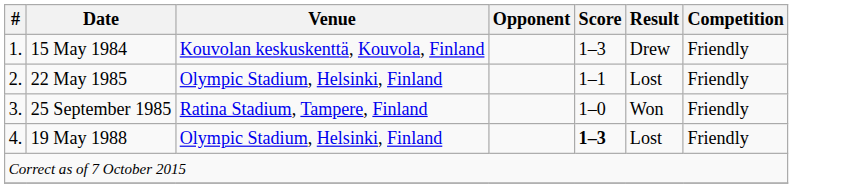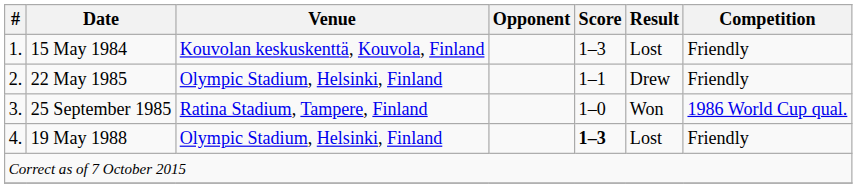(650, 49) Drew -> (646, 49) Lost
(646, 79) Lost -> (650, 79) Drew
(718, 109) Friendly -> (767, 109) 1986 World Cup qual.
